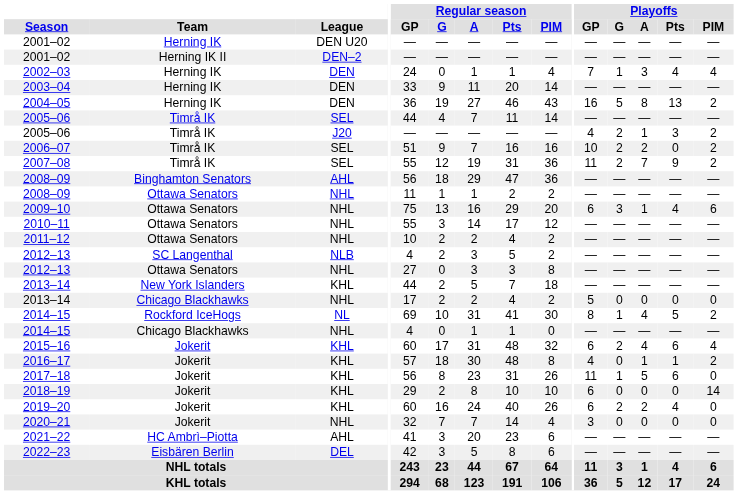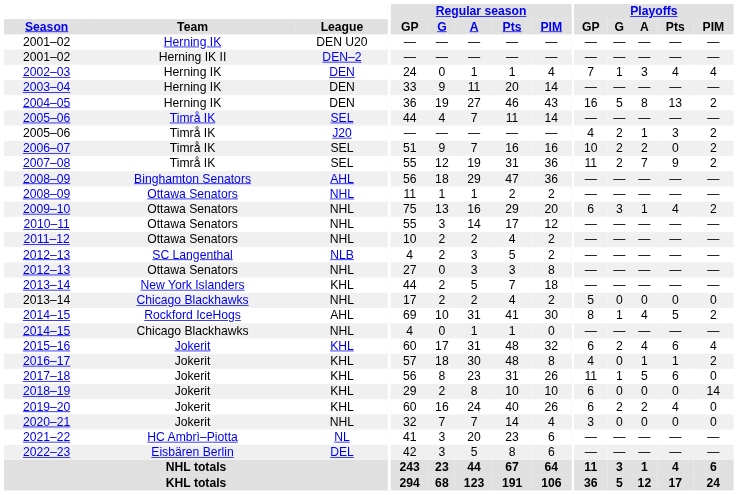(713, 209) 6 -> (713, 209) 2
(342, 315) NL -> (342, 315) AHL
(342, 437) AHL -> (342, 437) NL
